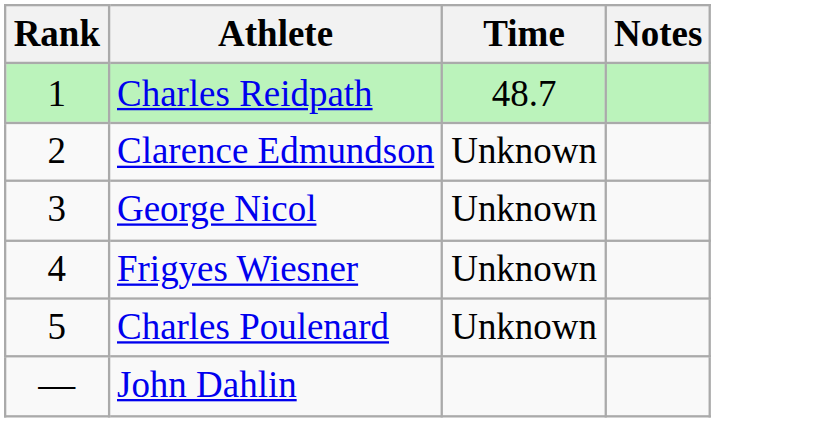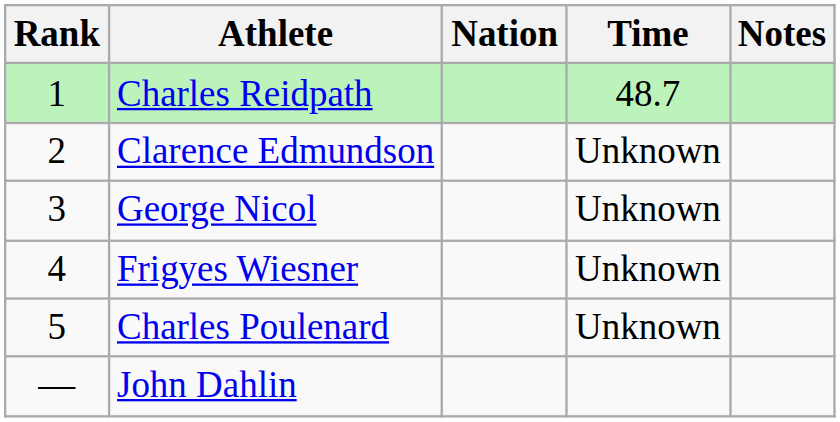+ column: (505, 33)
